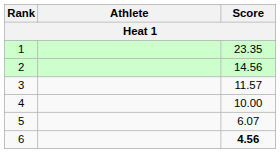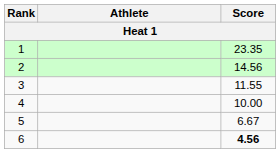(248, 85) 11.57 -> (248, 85) 11.55
(248, 121) 6.07 -> (248, 121) 6.67
